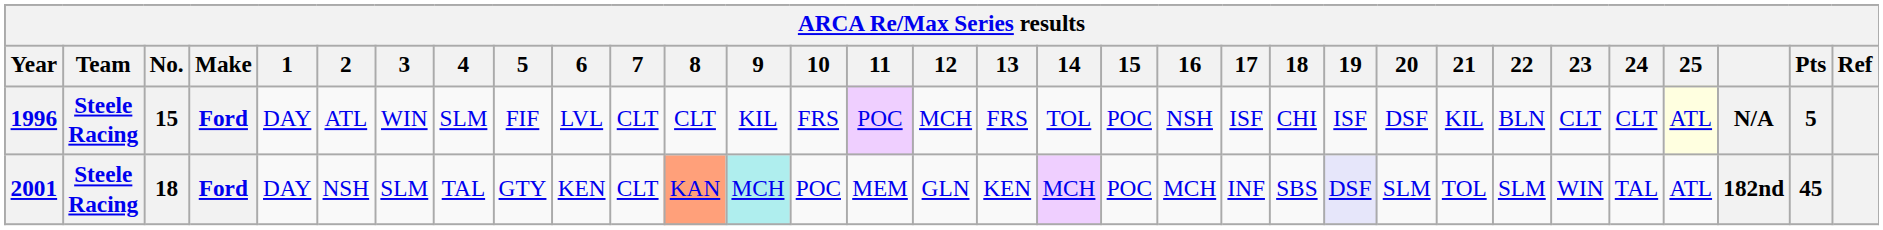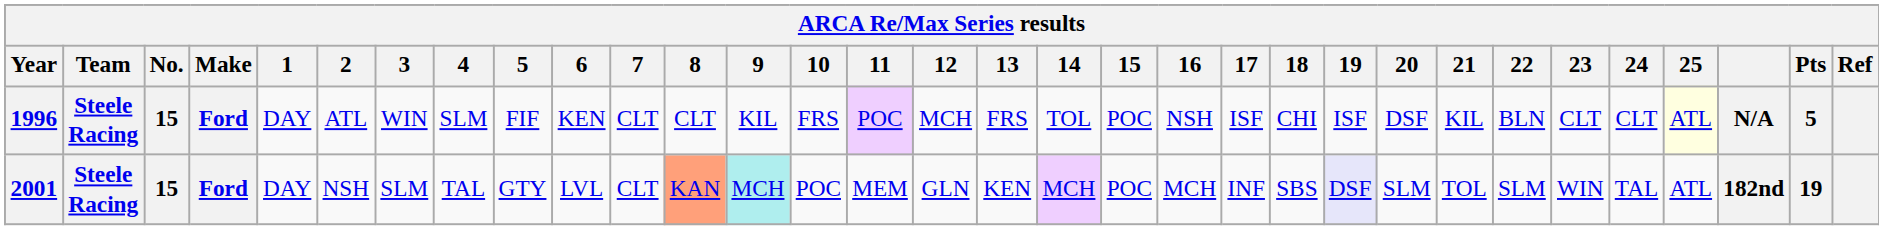(582, 119) LVL -> (582, 119) KEN
(167, 189) 18 -> (167, 189) 15
(582, 189) KEN -> (582, 189) LVL
(1811, 189) 45 -> (1811, 189) 19
